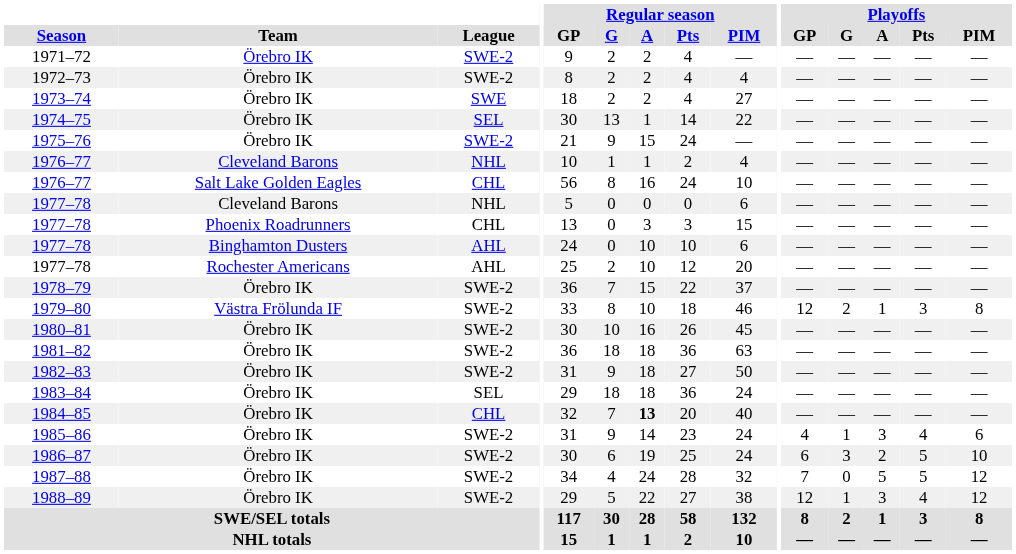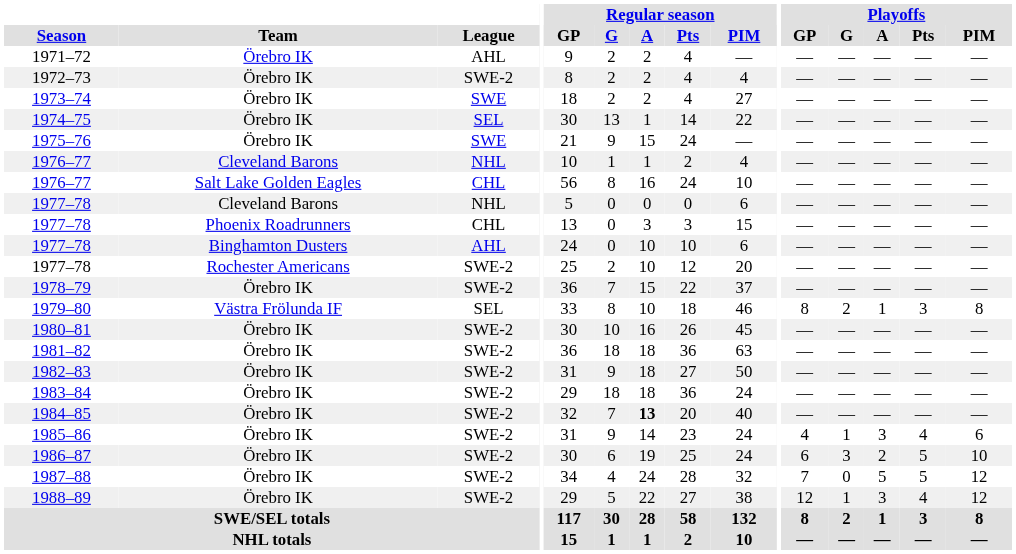(489, 56) SWE-2 -> (489, 56) AHL
(489, 140) SWE-2 -> (489, 140) SWE
(489, 266) AHL -> (489, 266) SWE-2
(489, 308) SWE-2 -> (489, 308) SEL
(805, 308) 12 -> (805, 308) 8
(489, 392) SEL -> (489, 392) SWE-2
(489, 413) CHL -> (489, 413) SWE-2
